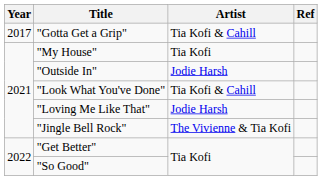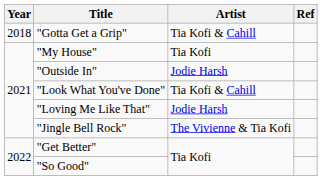(19, 33) 2017 -> (19, 33) 2018
